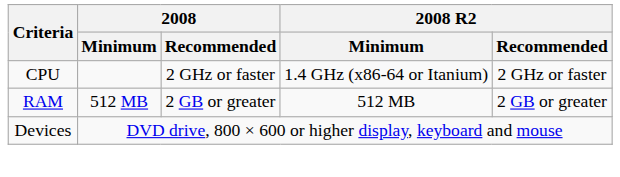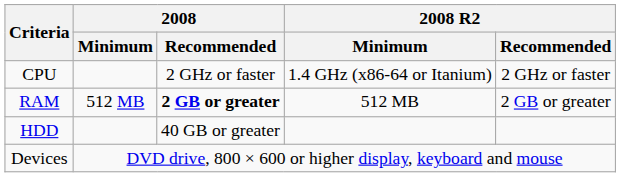(220, 102) normal -> (220, 102) bold
+ row: (39, 130)
